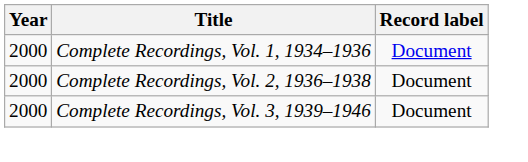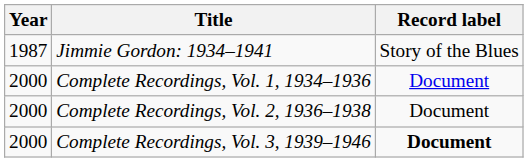+ row: (165, 50)
(432, 111) normal -> (449, 141) bold
